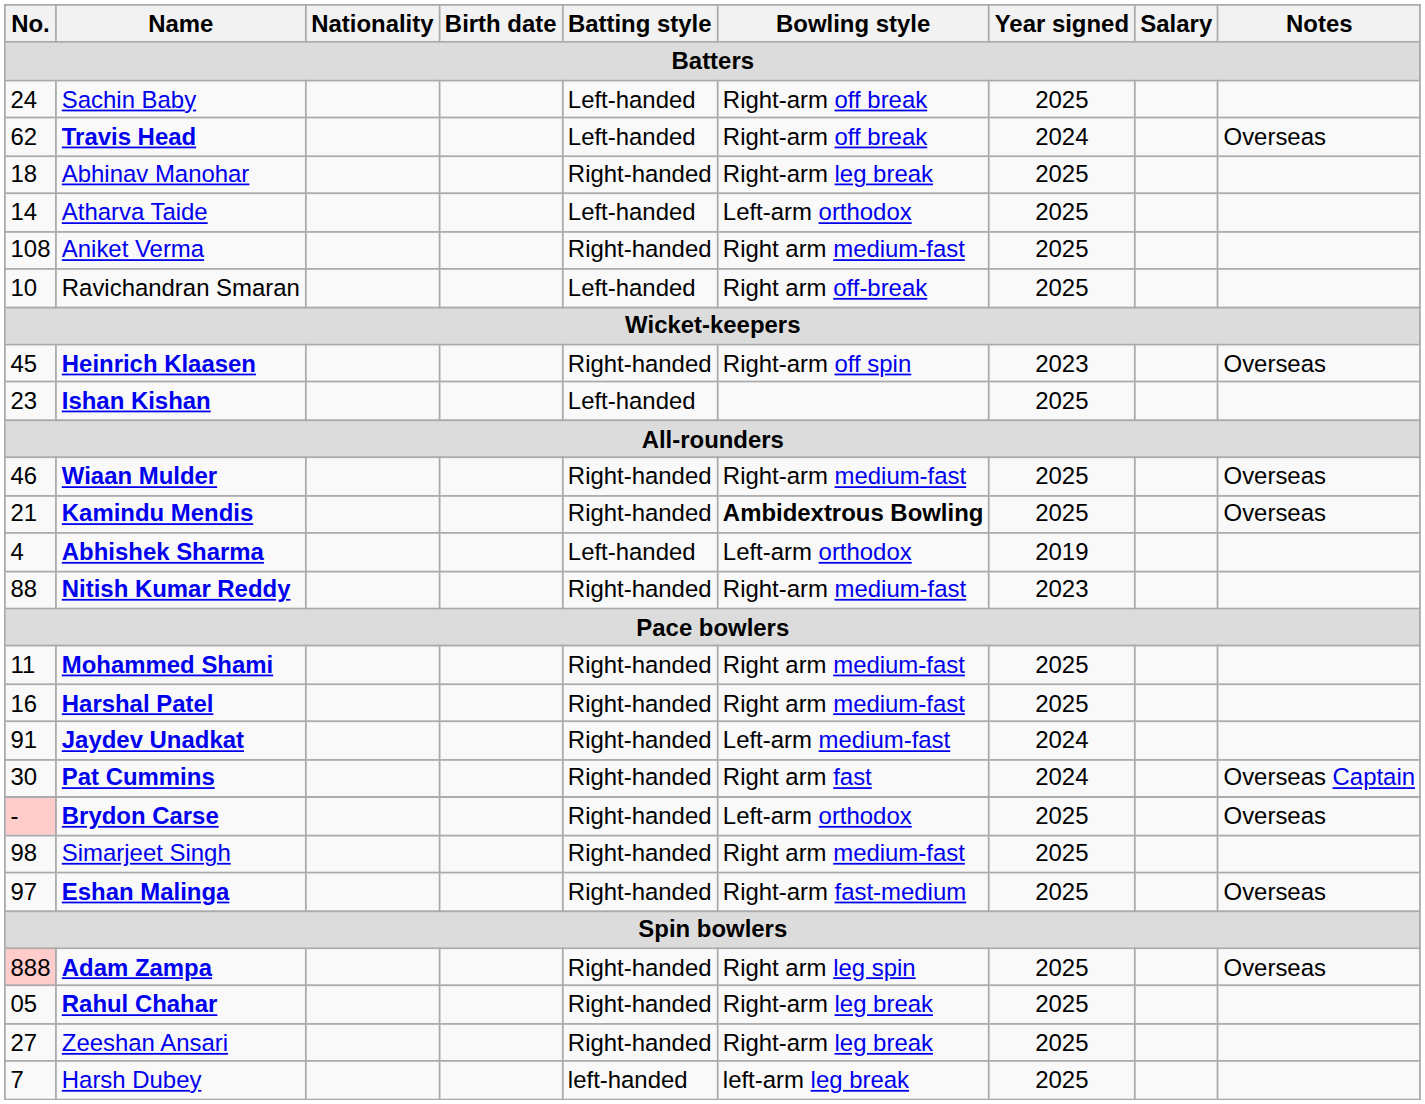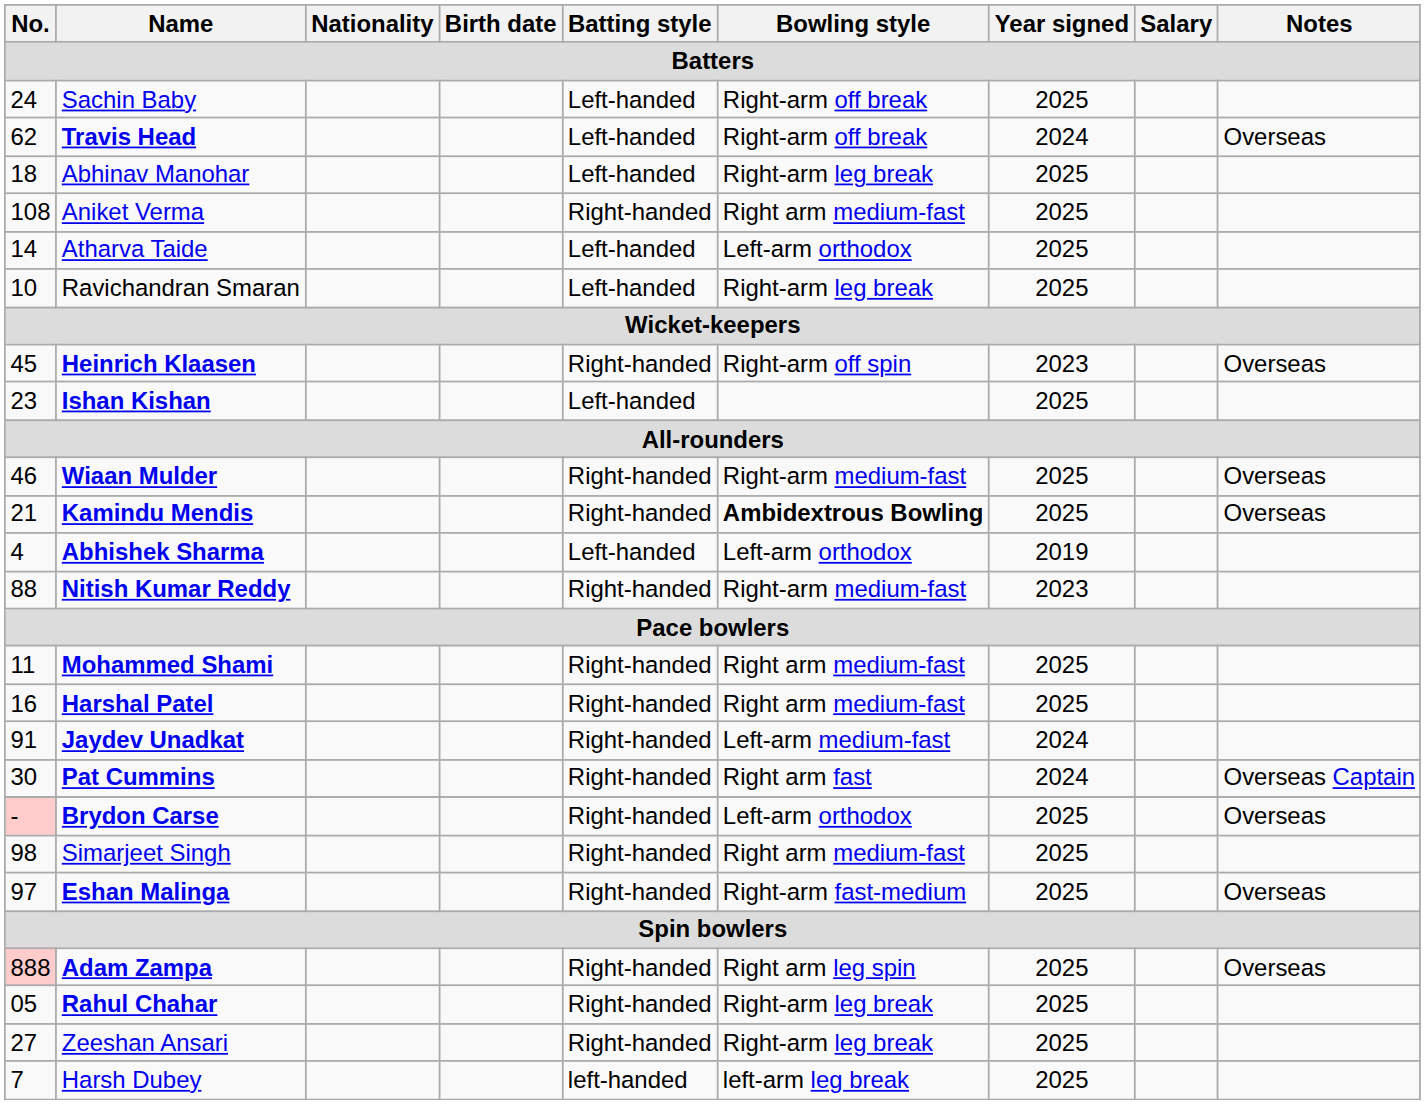(640, 174) Right-handed -> (632, 174) Left-handed
rows swapped: (135, 212) <-> (133, 250)
(825, 287) Right arm off-break -> (828, 287) Right-arm leg break
